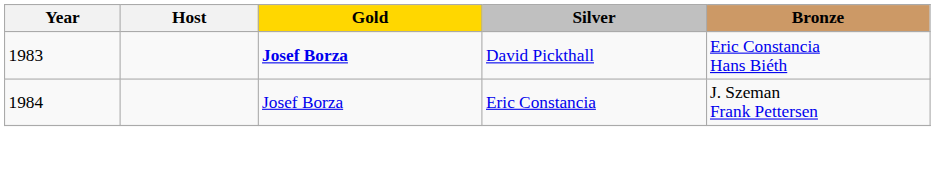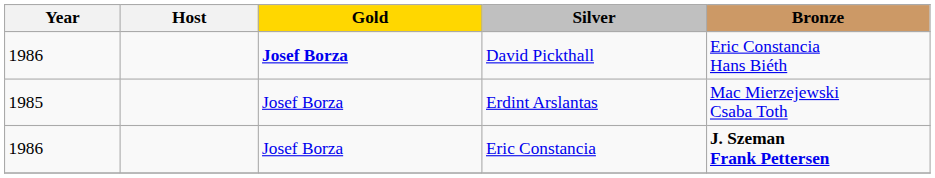(26, 55) 1983 -> (26, 55) 1986
+ row: (542, 102)
(26, 102) 1984 -> (26, 149) 1986
(764, 102) normal -> (770, 149) bold
